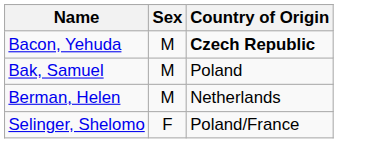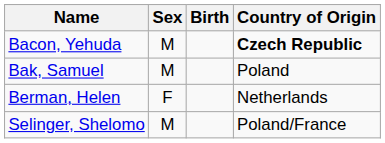+ column: (210, 17)
(167, 97) M -> (167, 97) F
(167, 124) F -> (167, 124) M
